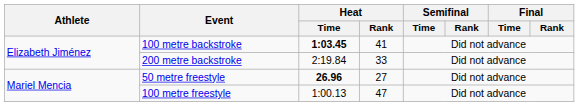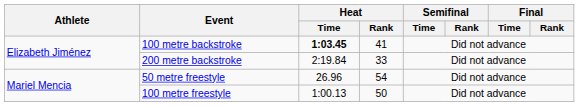(329, 78) bold -> (329, 78) normal
(381, 78) 27 -> (381, 78) 54
(381, 94) 47 -> (381, 94) 50
